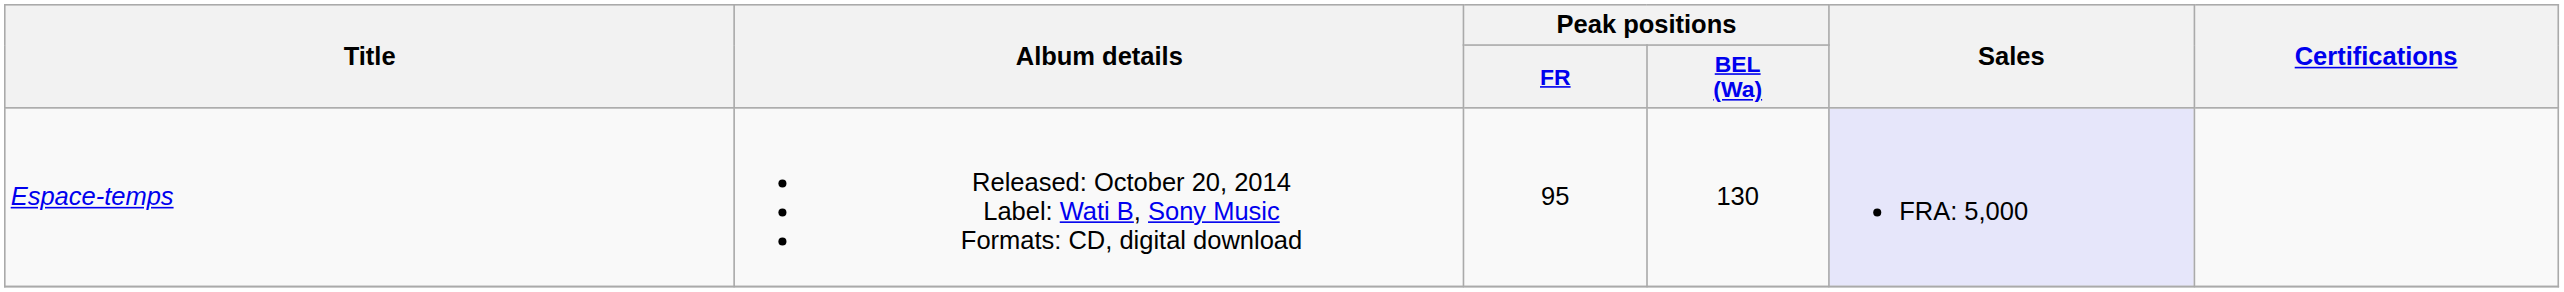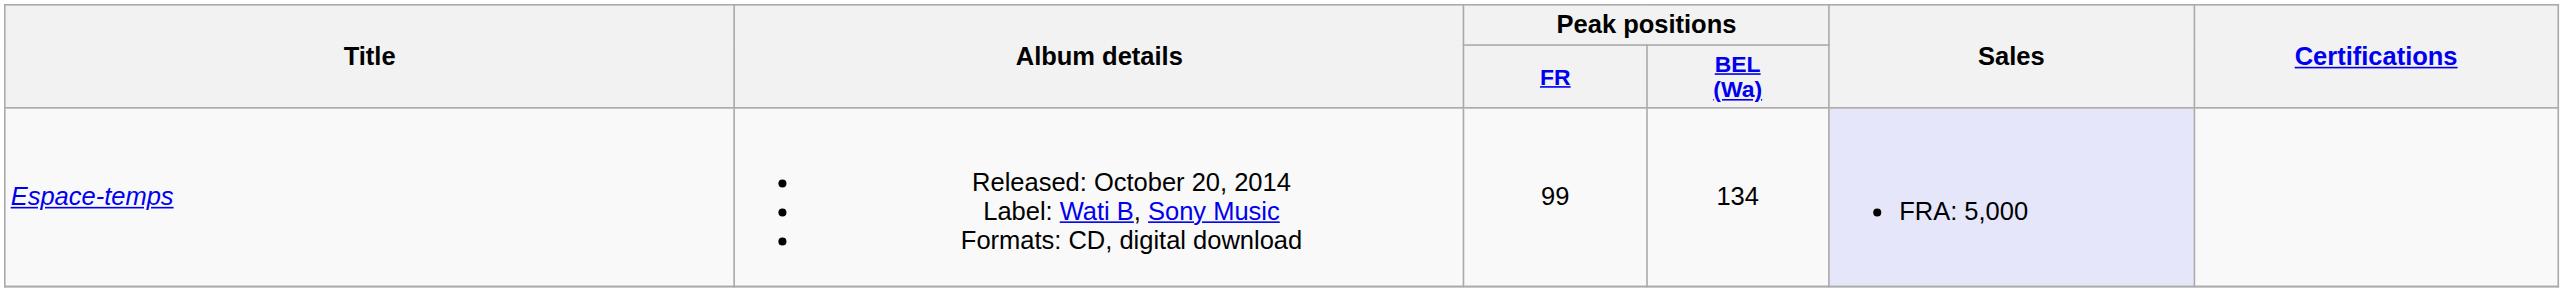(1555, 196) 95 -> (1555, 196) 99
(1738, 196) 130 -> (1738, 196) 134
